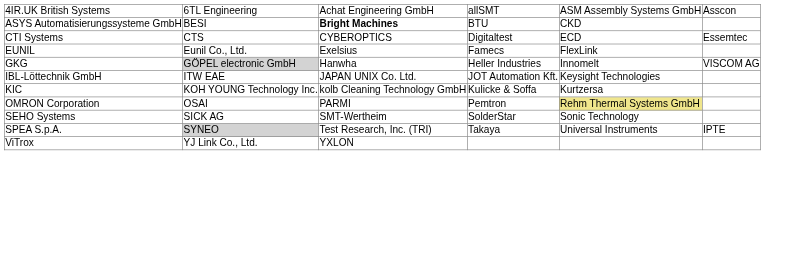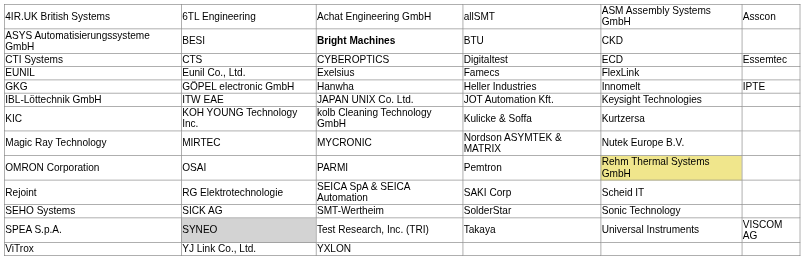(240, 64) lightgrey background -> (238, 86) no background
(731, 64) VISCOM AG -> (754, 86) IPTE
+ row: (56, 143)
+ row: (21, 192)
(714, 130) IPTE -> (763, 230) VISCOM AG
